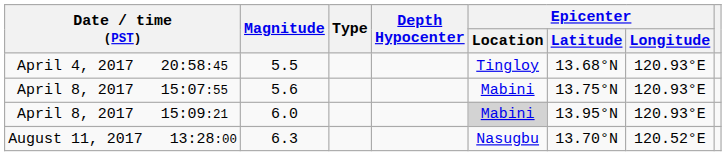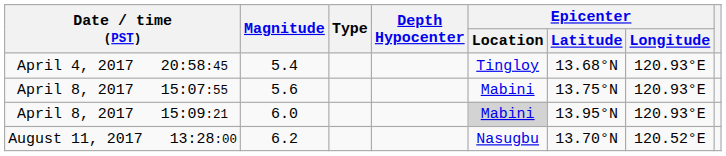(284, 65) 5.5 -> (284, 65) 5.4
(284, 139) 6.3 -> (284, 139) 6.2
